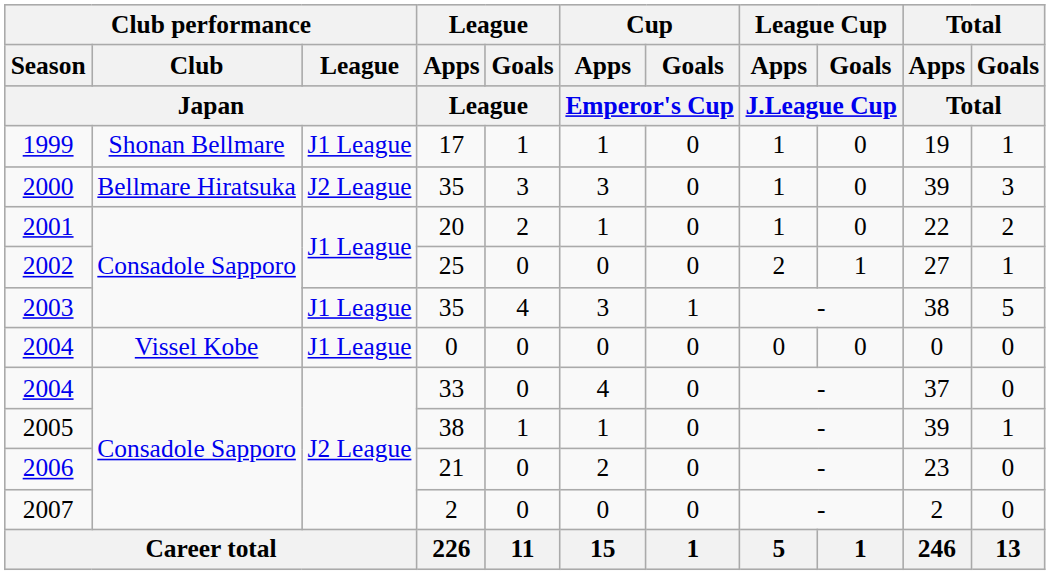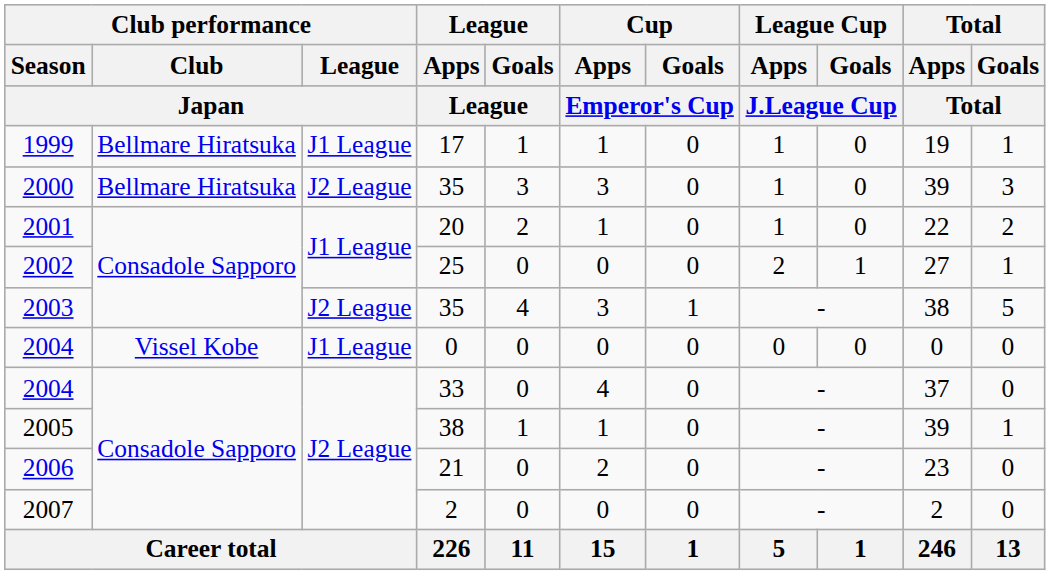(197, 145) Shonan Bellmare -> (197, 145) Bellmare Hiratsuka
(360, 307) J1 League -> (360, 307) J2 League
